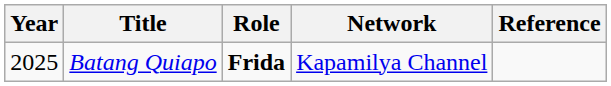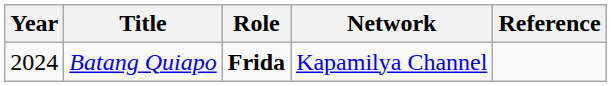(34, 61) 2025 -> (34, 61) 2024
